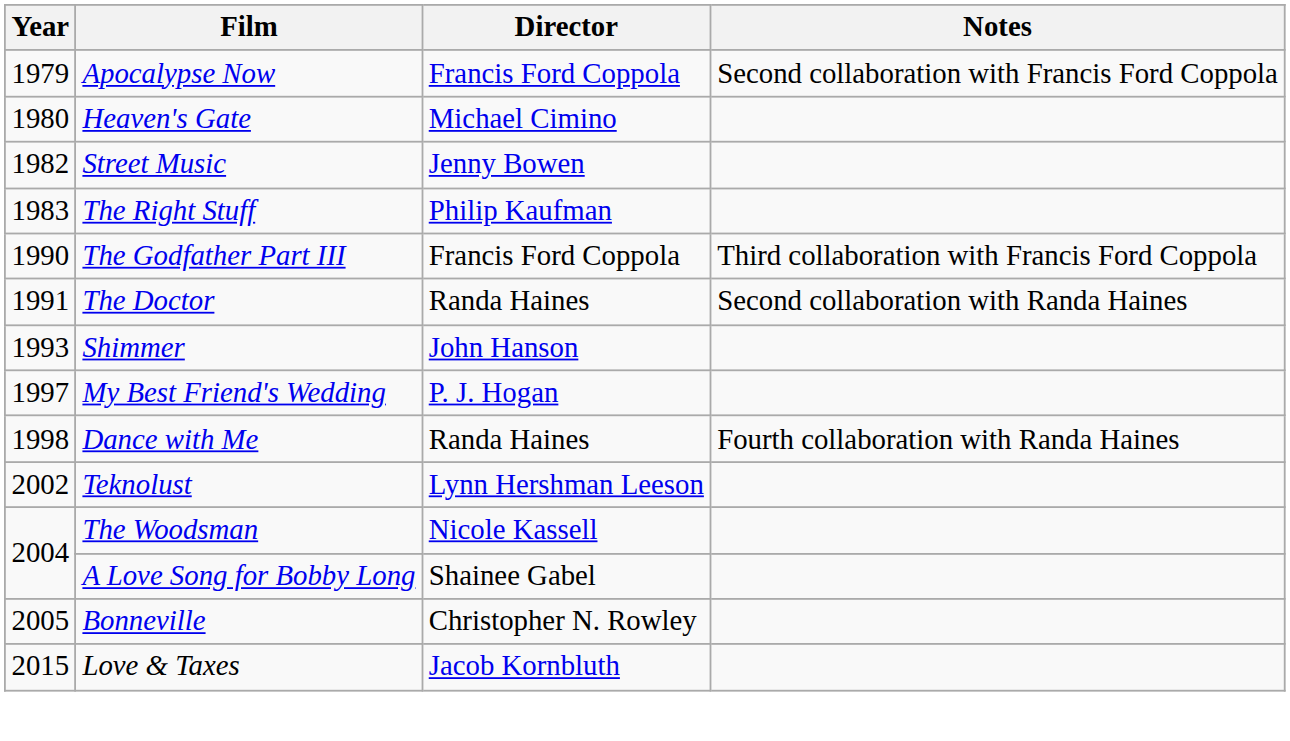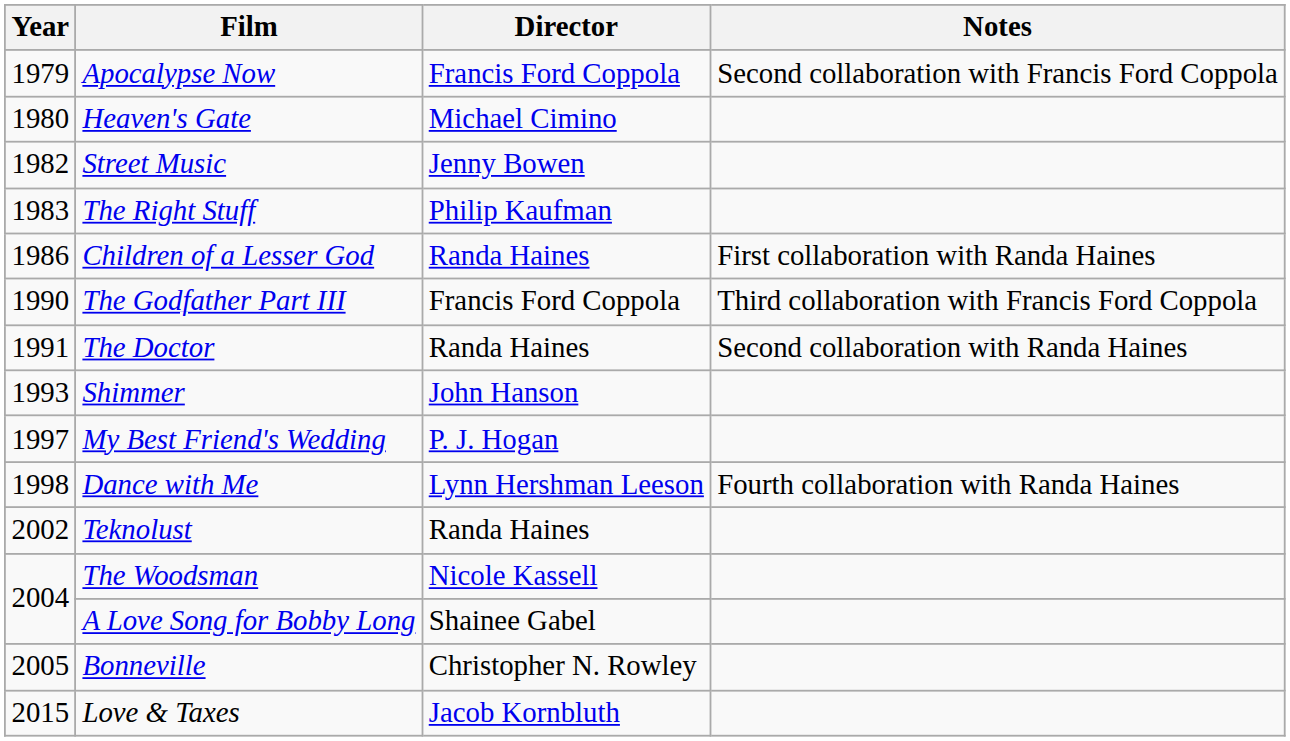+ row: (228, 255)
(509, 438) Randa Haines -> (566, 484) Lynn Hershman Leeson
(566, 484) Lynn Hershman Leeson -> (509, 529) Randa Haines
